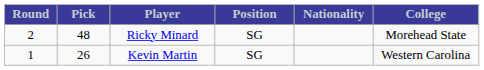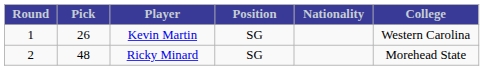rows swapped: (162, 55) <-> (162, 34)
